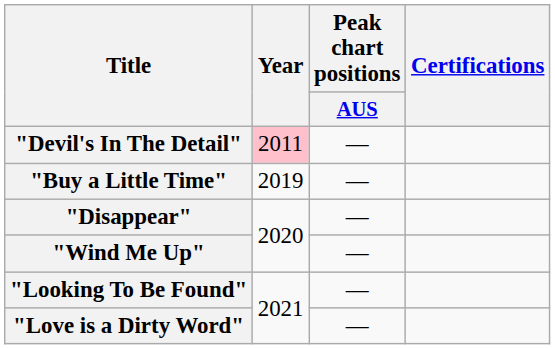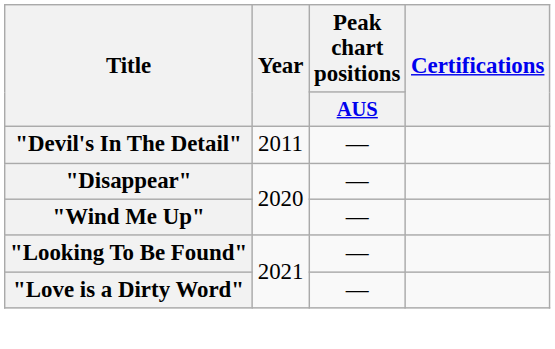(281, 144) pink background -> (281, 144) no background
- row: (129, 180)
